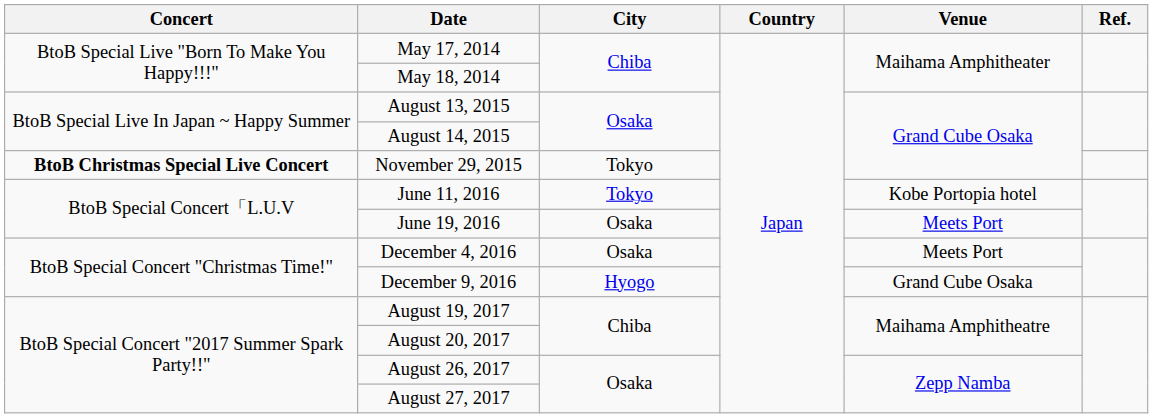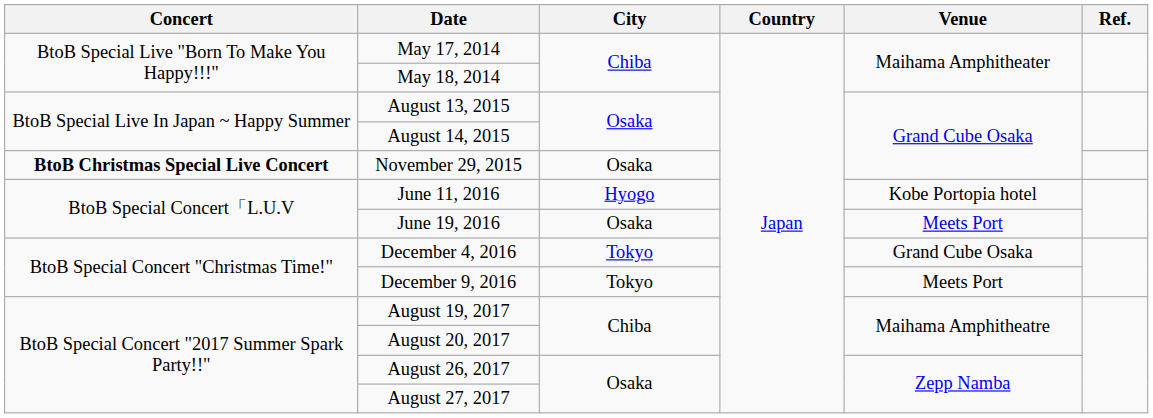(630, 164) Tokyo -> (630, 164) Osaka
(630, 194) Tokyo -> (630, 194) Hyogo
(630, 252) Osaka -> (630, 252) Tokyo
(963, 252) Meets Port -> (963, 252) Grand Cube Osaka
(630, 281) Hyogo -> (630, 281) Tokyo
(963, 281) Grand Cube Osaka -> (963, 281) Meets Port
